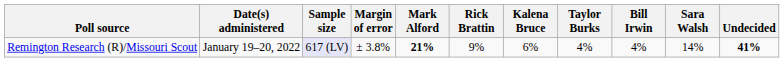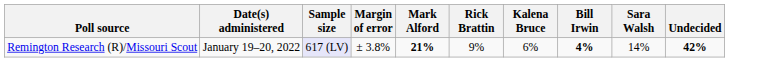- column: (585, 21)
(639, 47) normal -> (585, 47) bold
(749, 47) 41% -> (695, 47) 42%
